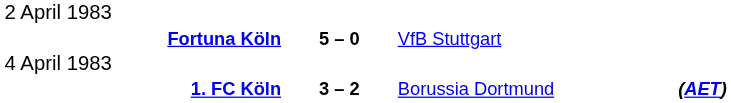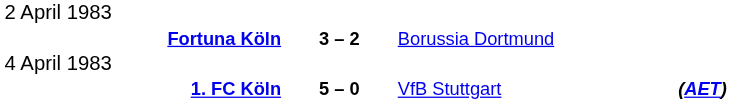(339, 38) 5 – 0 -> (339, 38) 3 – 2
(450, 38) VfB Stuttgart -> (476, 38) Borussia Dortmund
(339, 89) 3 – 2 -> (339, 89) 5 – 0
(476, 89) Borussia Dortmund -> (450, 89) VfB Stuttgart
